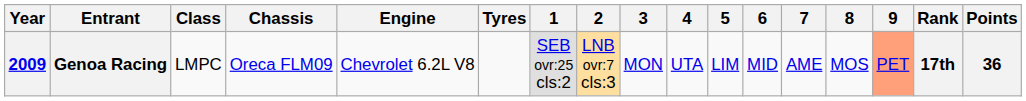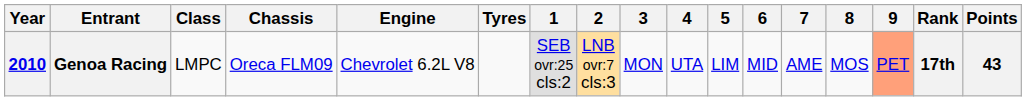(27, 64) 2009 -> (27, 64) 2010
(992, 64) 36 -> (992, 64) 43
